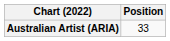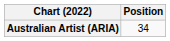(143, 28) 33 -> (143, 28) 34
